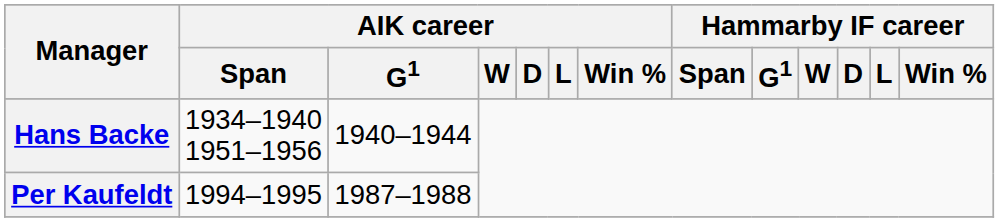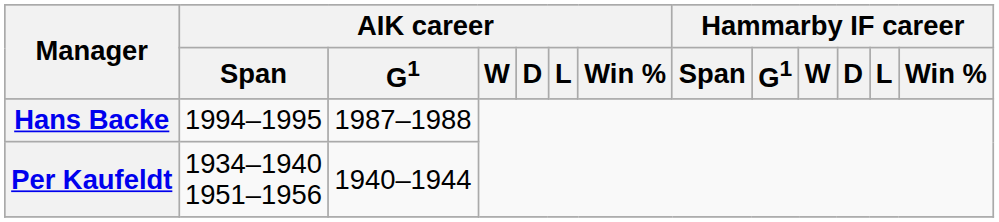(253, 135) 1934–1940 1951–1956 -> (253, 120) 1994–1995
(403, 135) 1940–1944 -> (403, 120) 1987–1988
(253, 194) 1994–1995 -> (253, 179) 1934–1940 1951–1956
(403, 194) 1987–1988 -> (403, 179) 1940–1944
